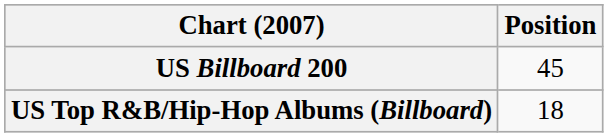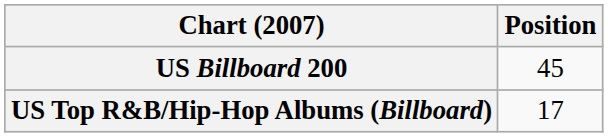(550, 110) 18 -> (550, 110) 17
